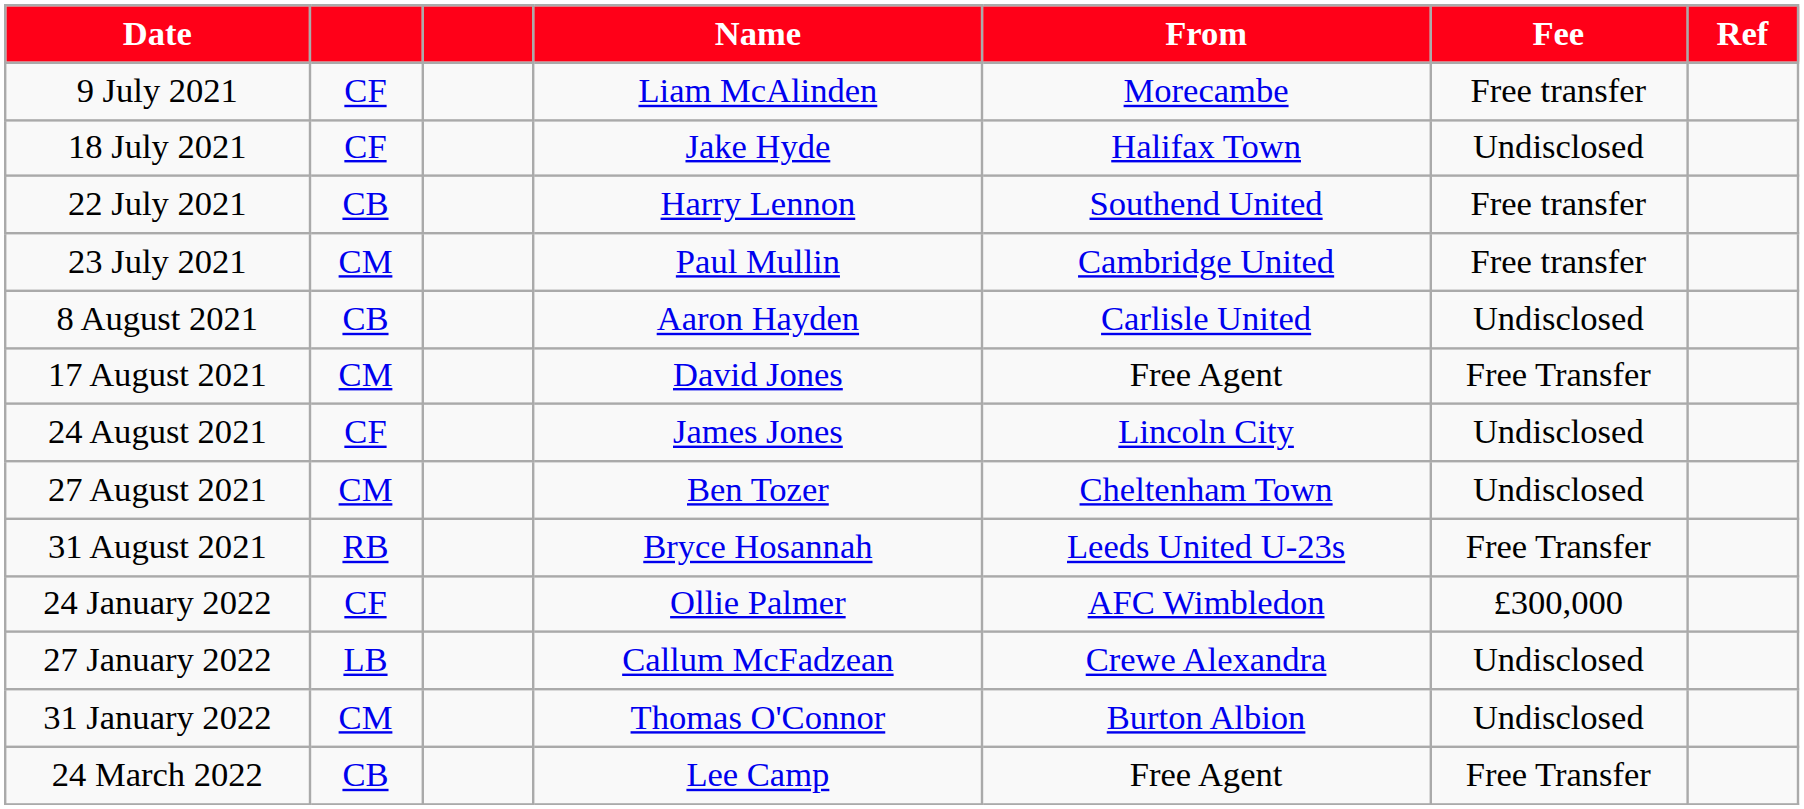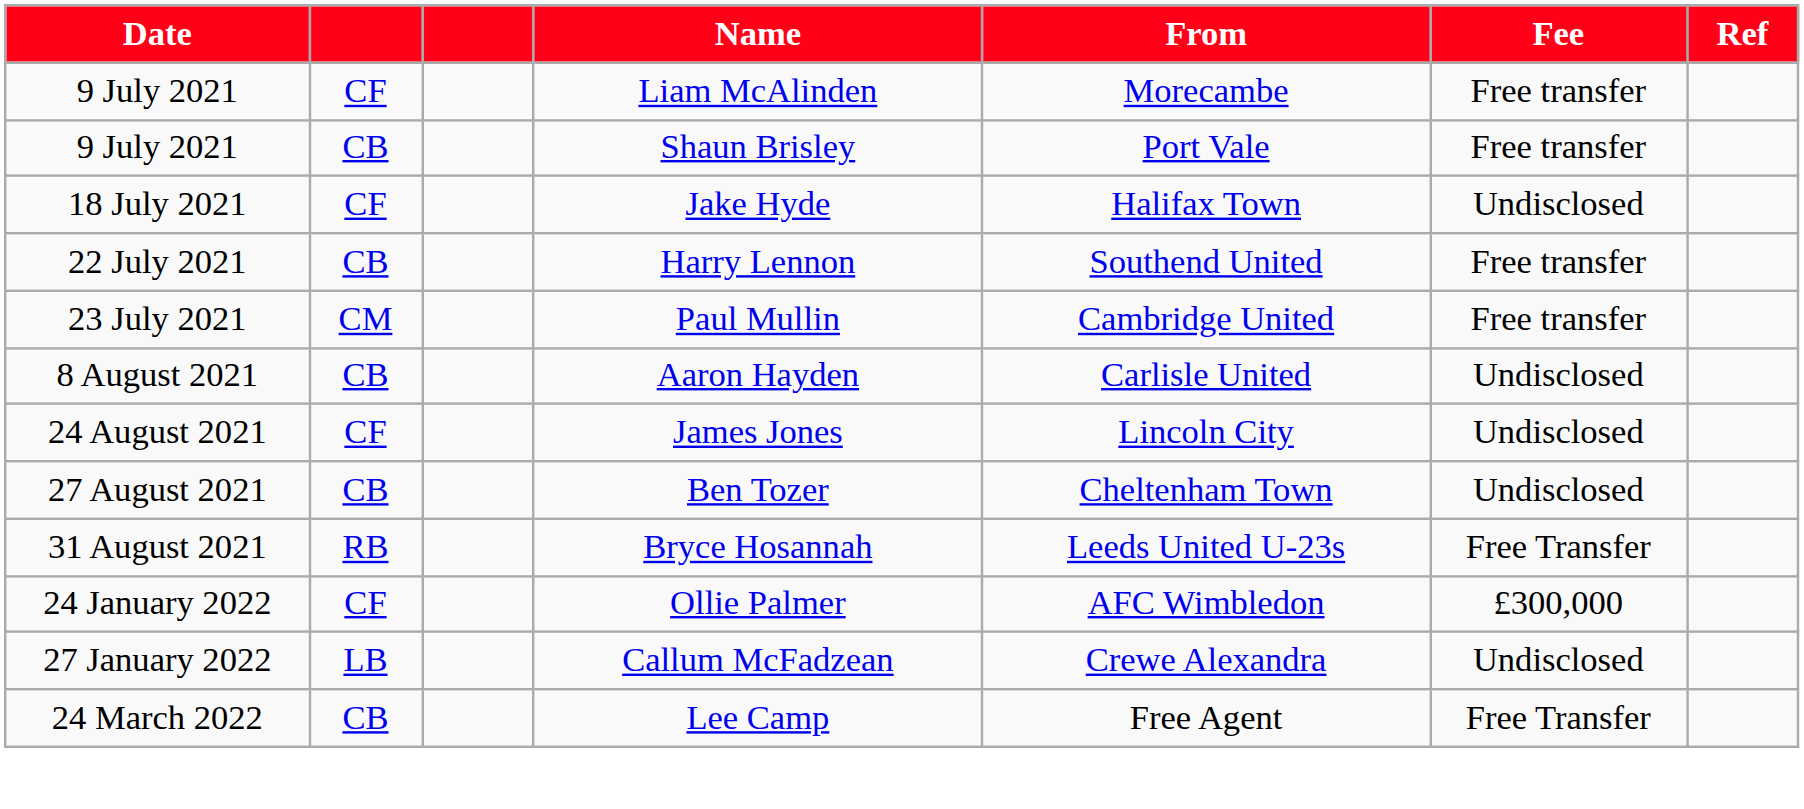+ row: (758, 147)
- row: (758, 375)
(366, 489) CM -> (365, 489) CB
- row: (758, 717)
